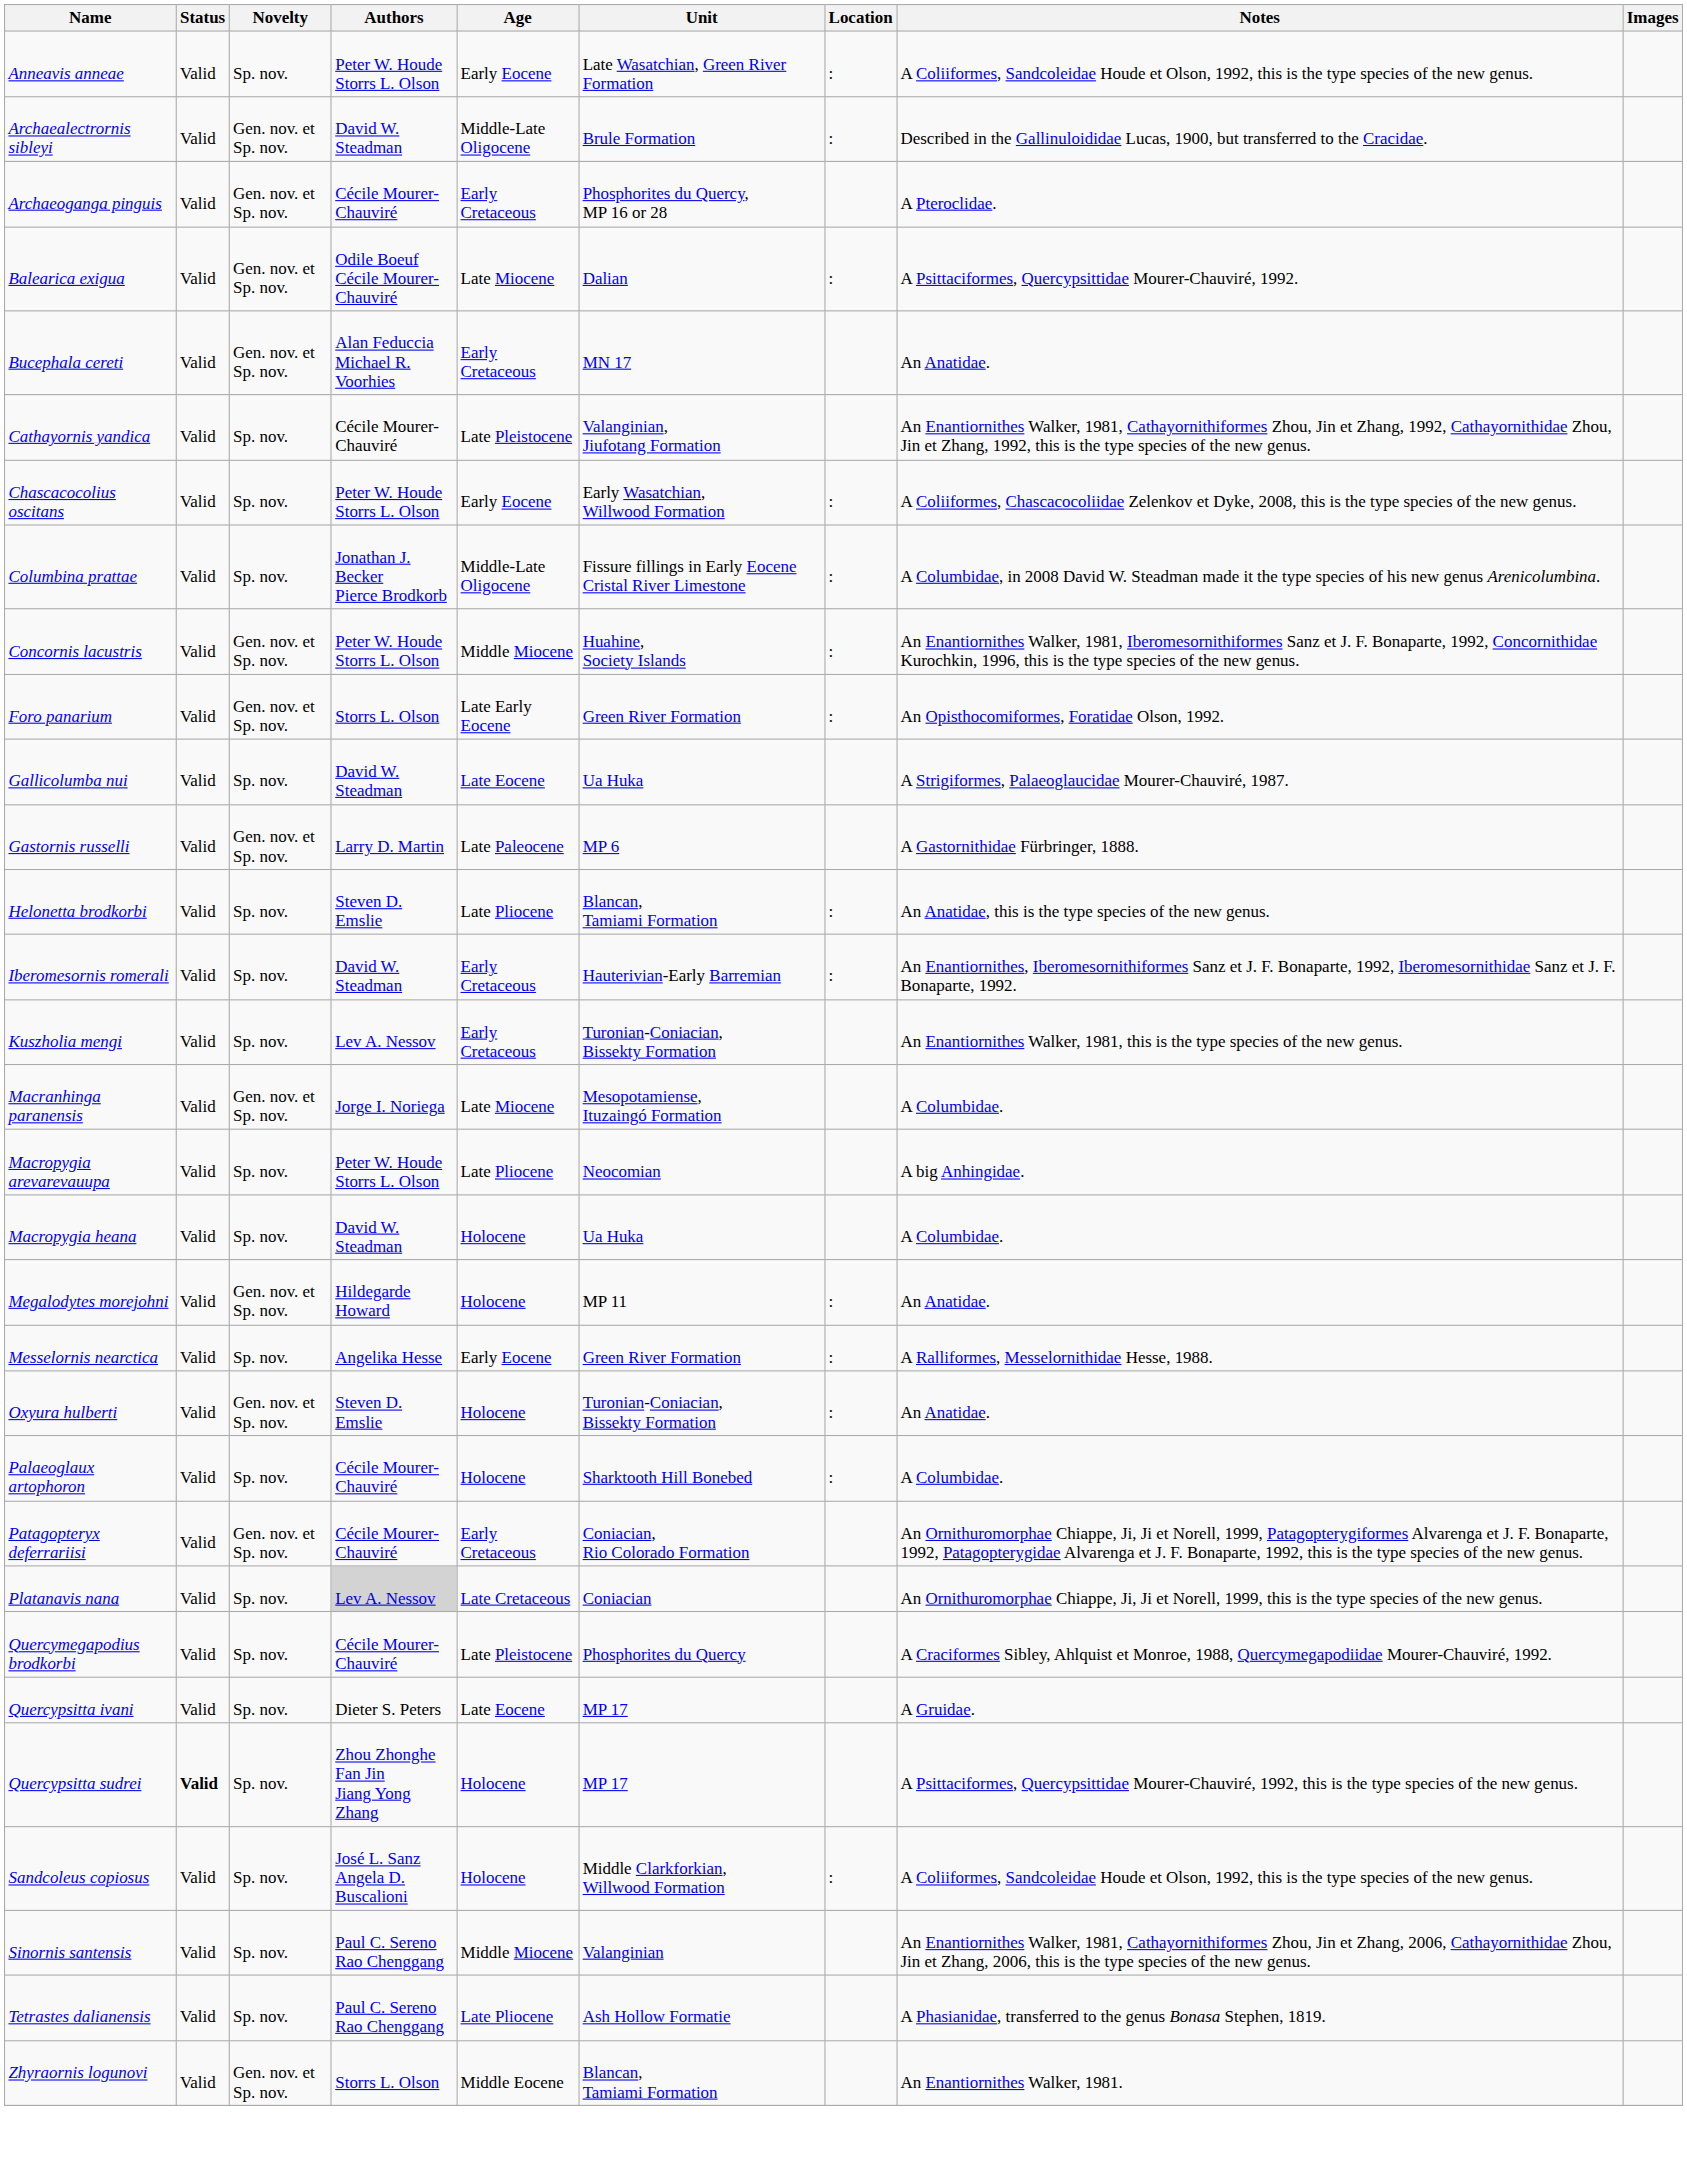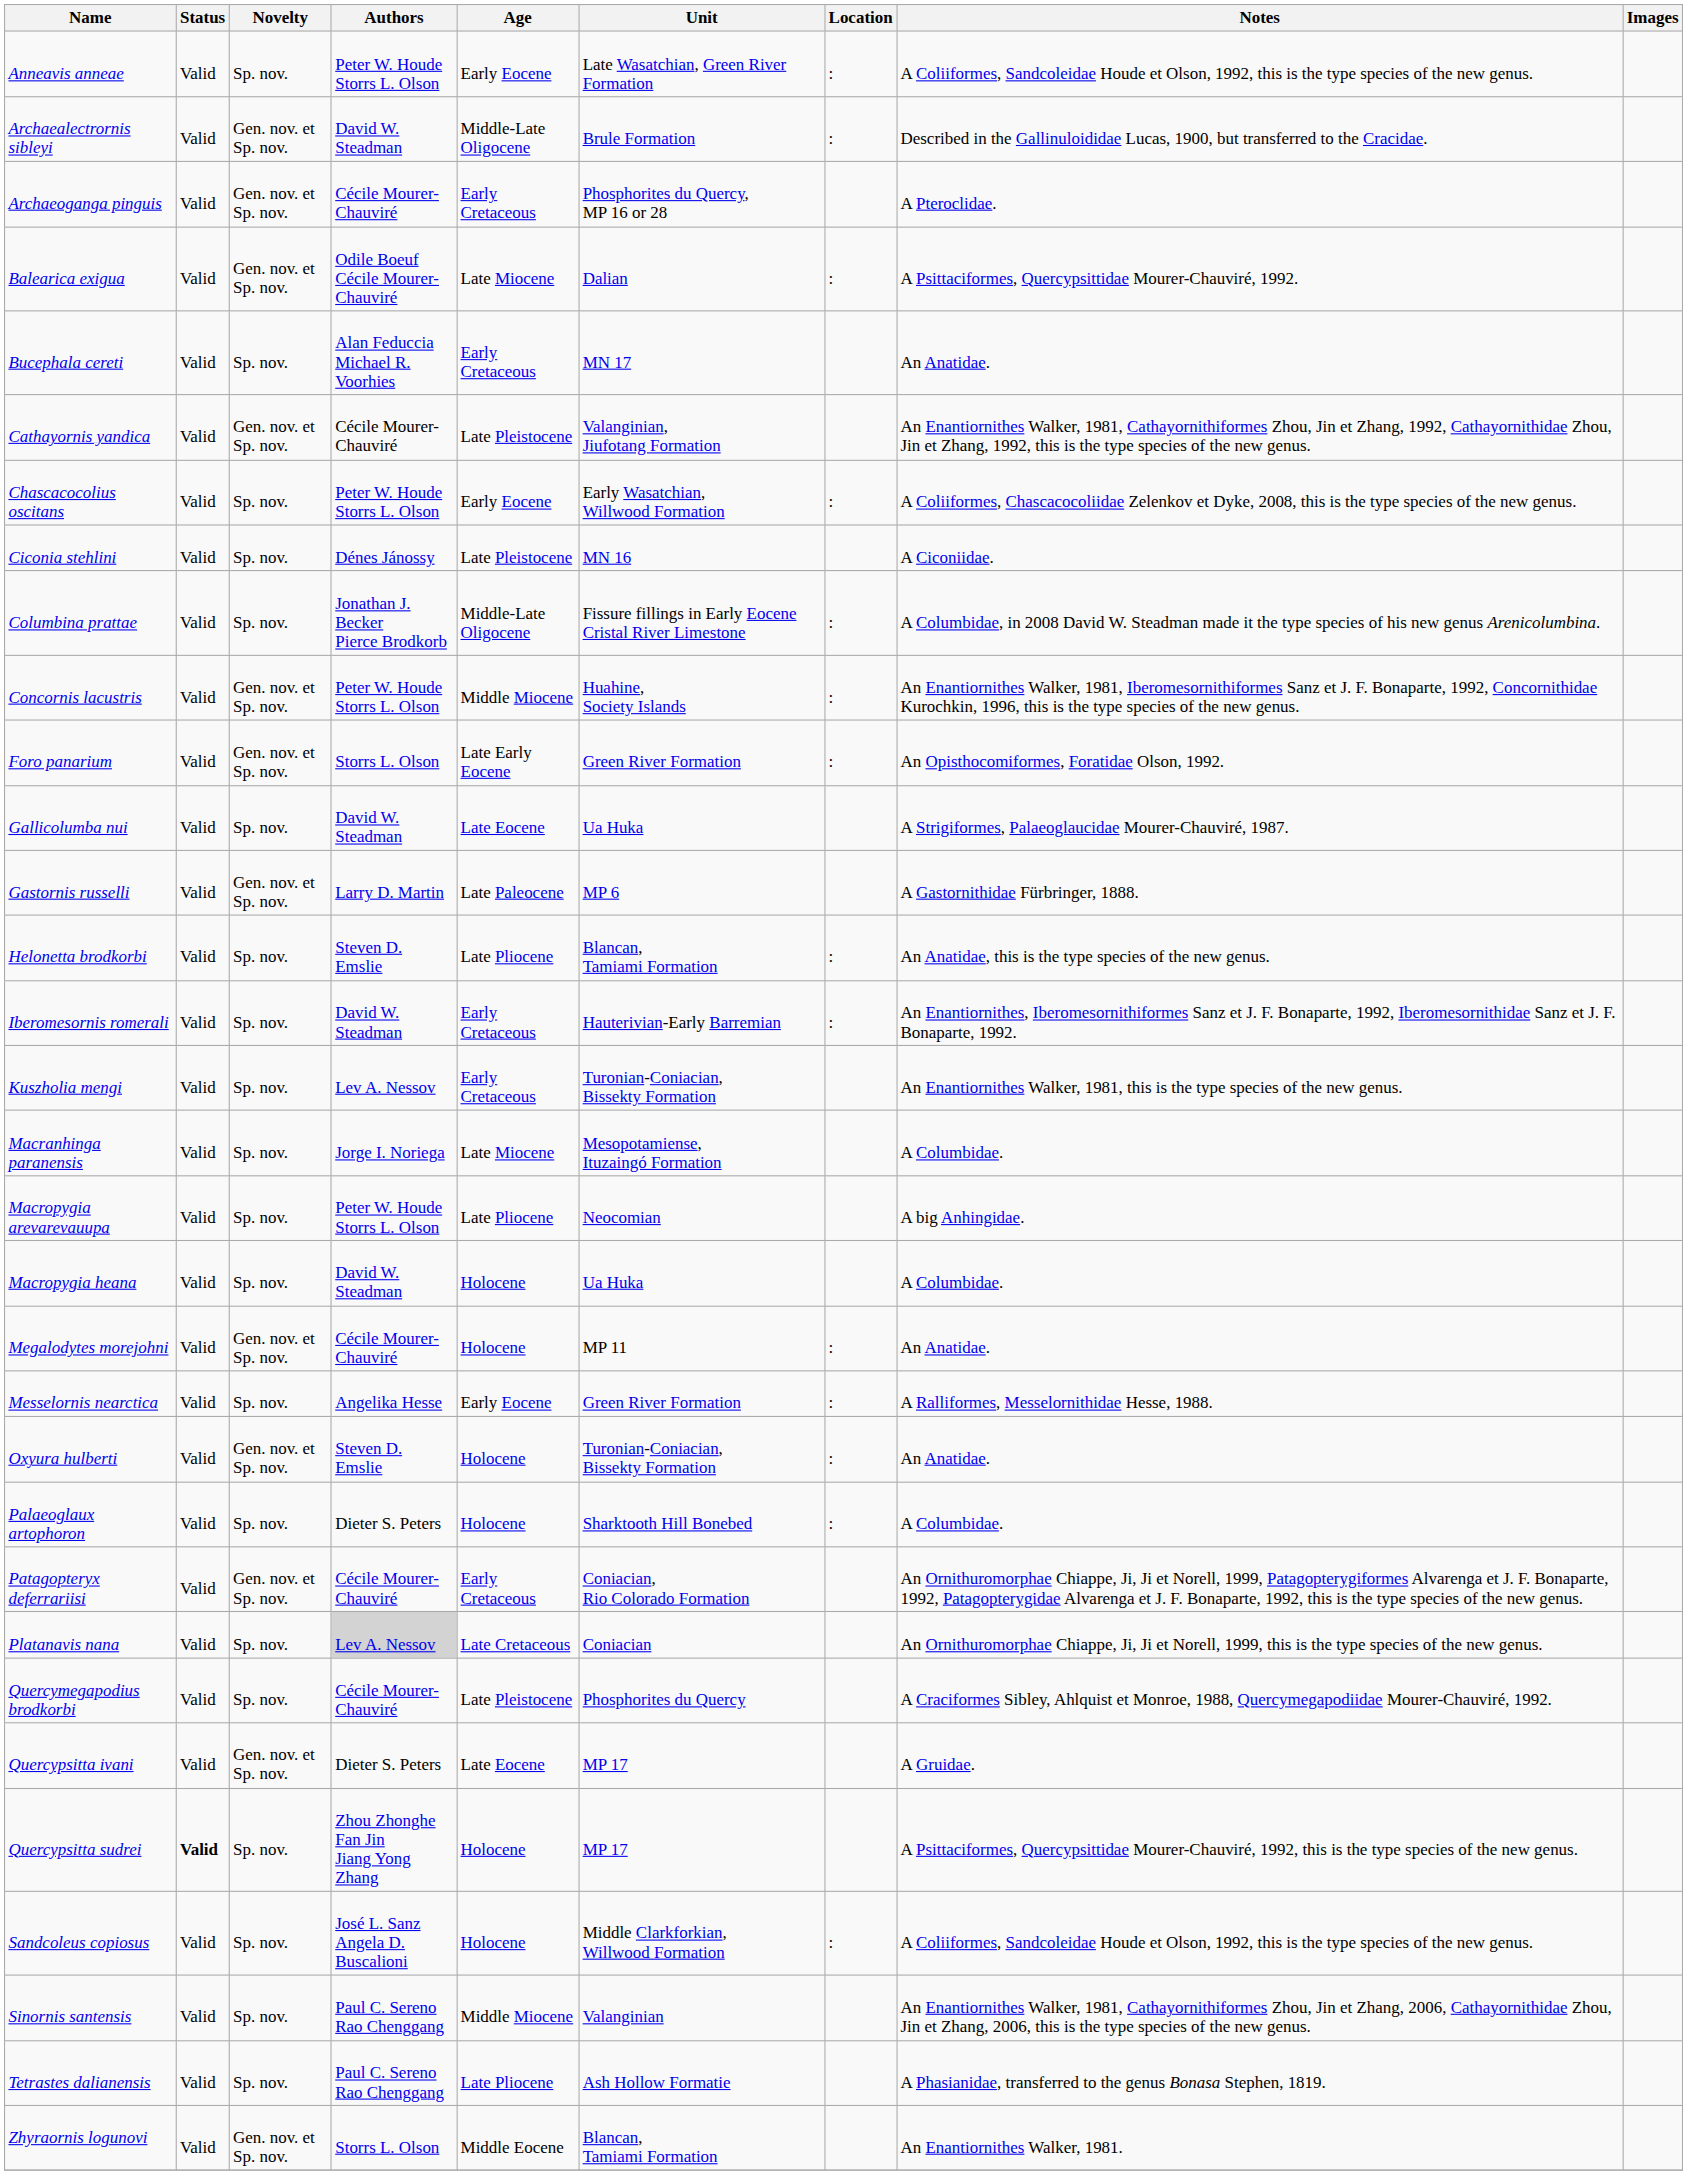(274, 362) Gen. nov. et Sp. nov. -> (261, 362) Sp. nov.
(261, 436) Sp. nov. -> (274, 436) Gen. nov. et Sp. nov.
+ row: (62, 557)
(274, 1106) Gen. nov. et Sp. nov. -> (261, 1152) Sp. nov.
(373, 1301) Hildegarde Howard -> (387, 1347) Cécile Mourer-Chauviré
(387, 1477) Cécile Mourer-Chauviré -> (388, 1523) Dieter S. Peters
(261, 1709) Sp. nov. -> (274, 1764) Gen. nov. et Sp. nov.
